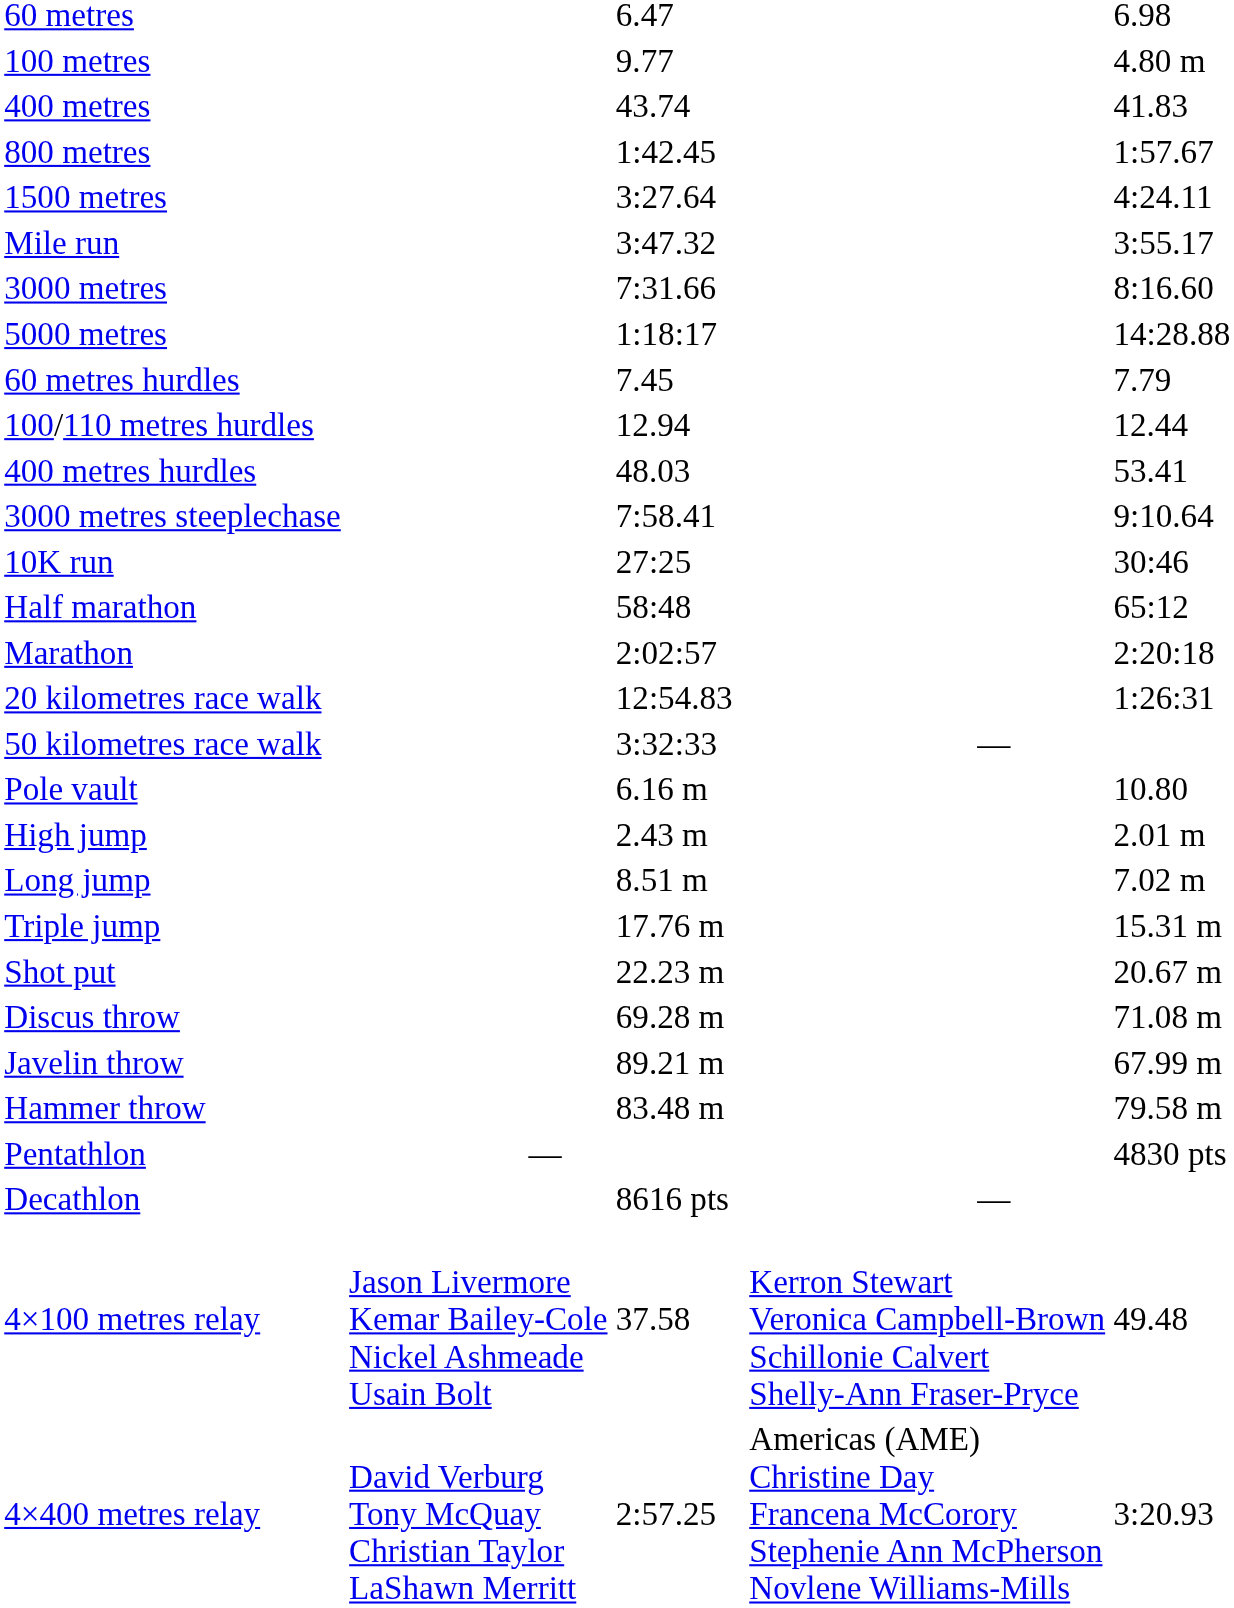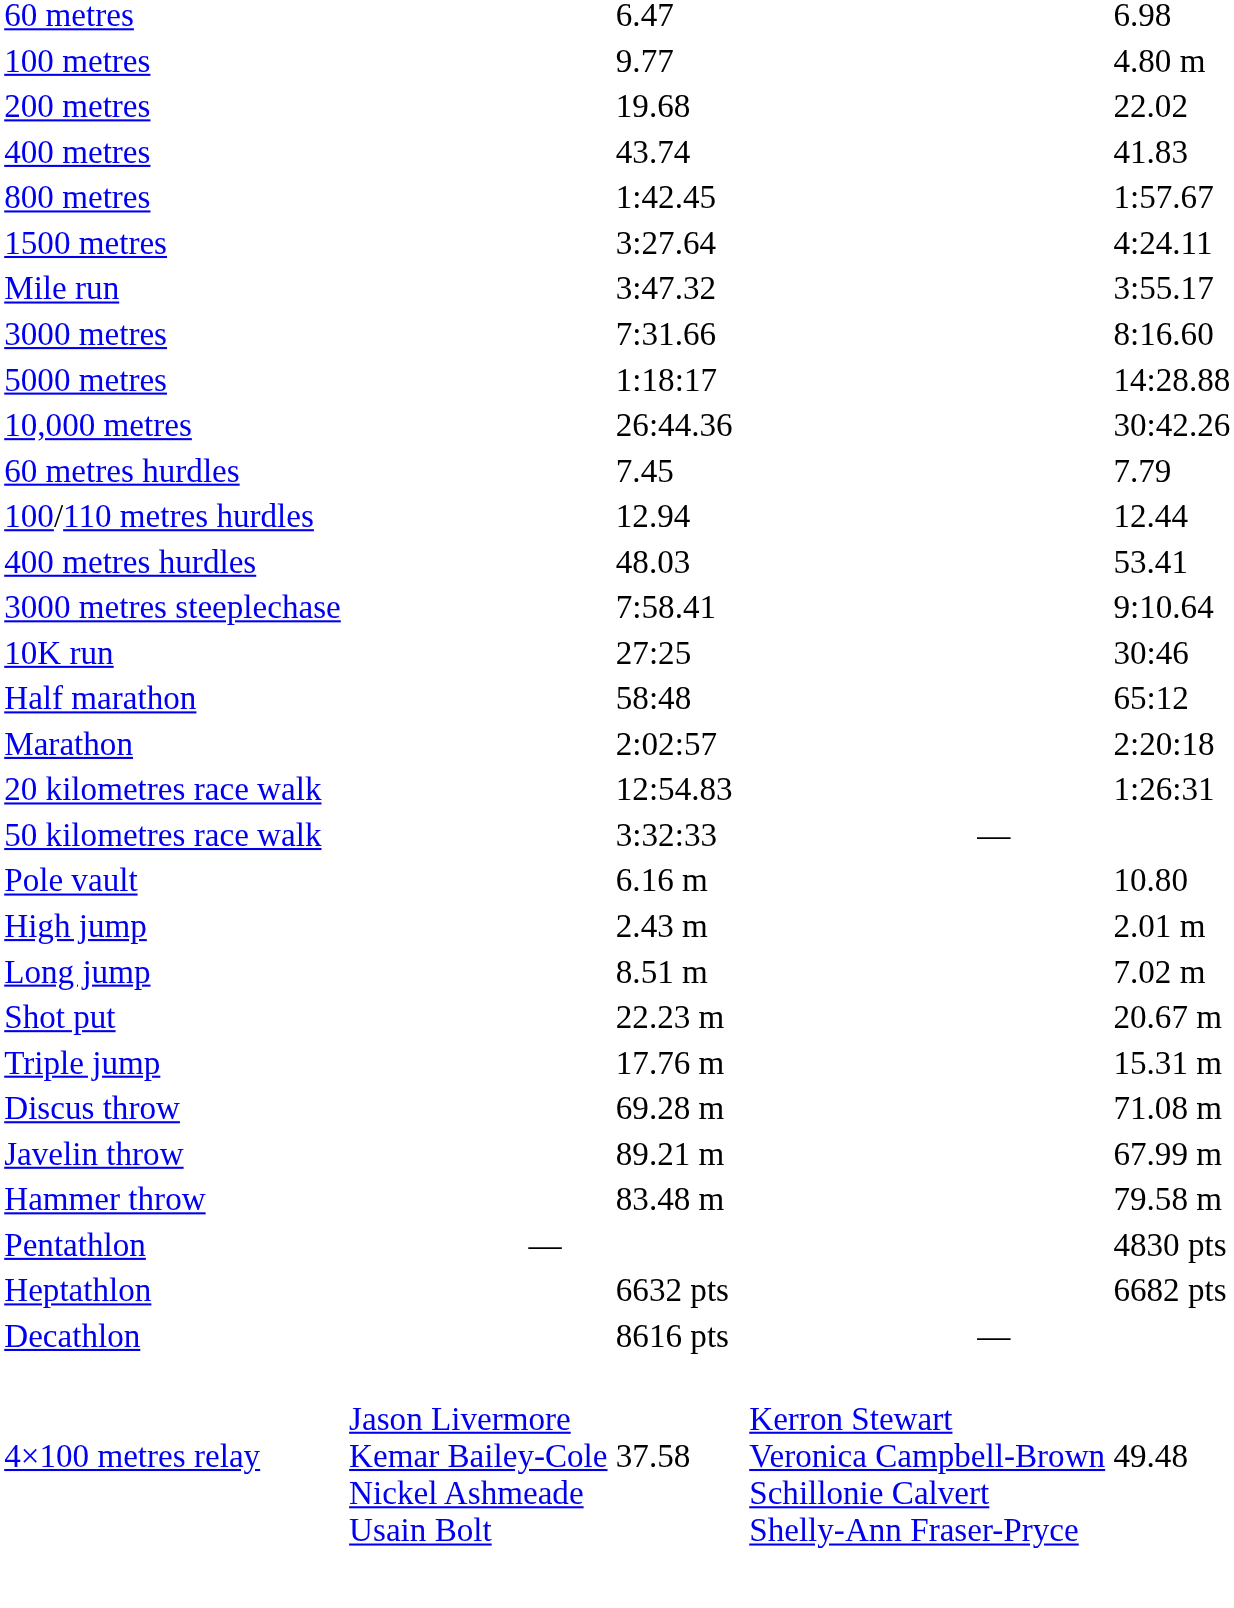+ row: (77, 106)
+ row: (98, 425)
rows swapped: (82, 926) <-> (60, 971)
+ row: (78, 1290)
- row: (132, 1513)
